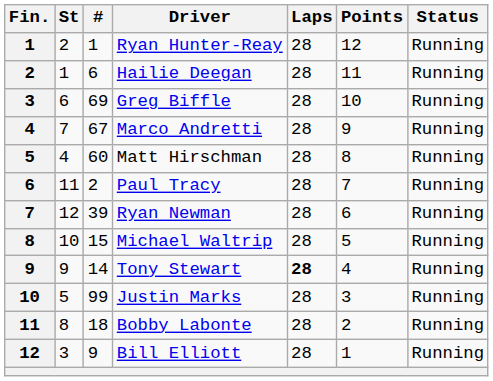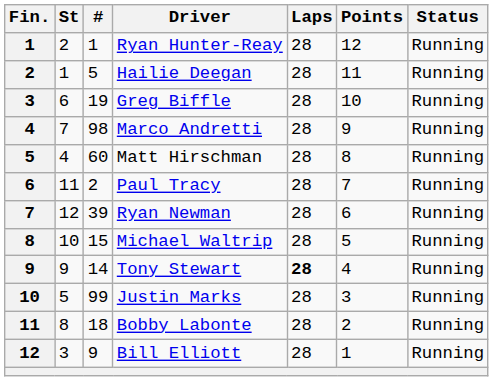(93, 75) 6 -> (93, 75) 5
(98, 103) 69 -> (98, 103) 19
(98, 131) 67 -> (98, 131) 98
